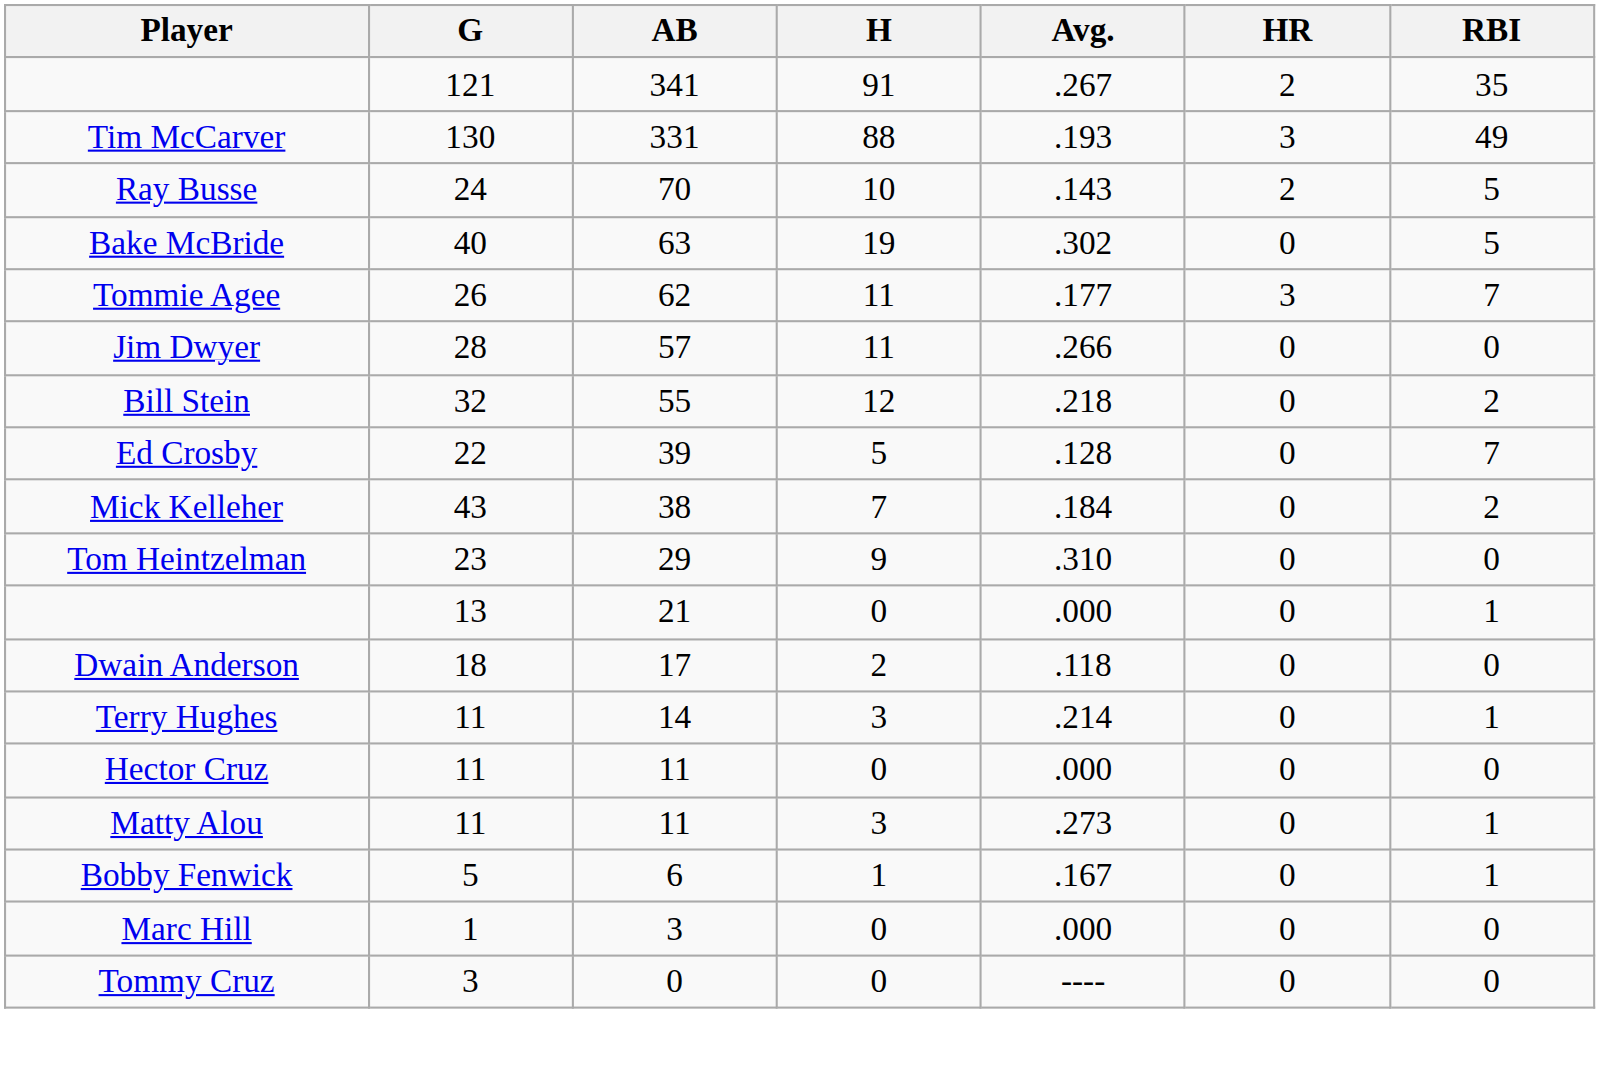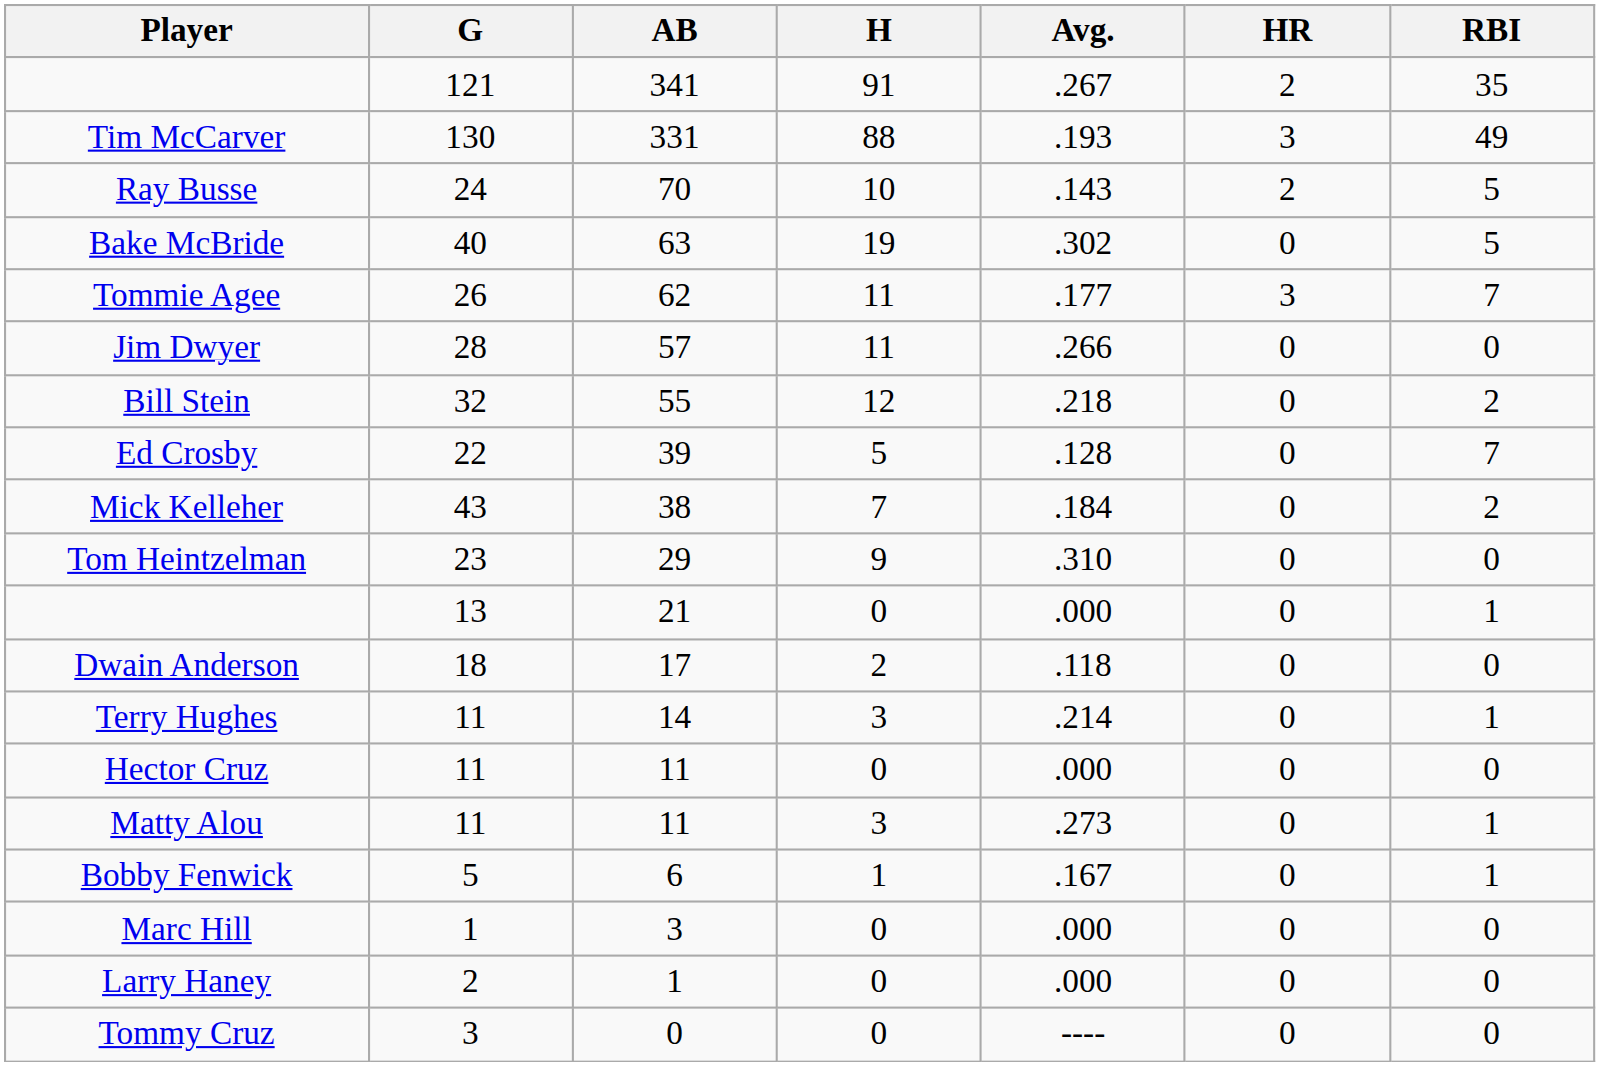+ row: (187, 980)
